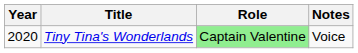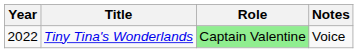(23, 36) 2020 -> (23, 36) 2022
